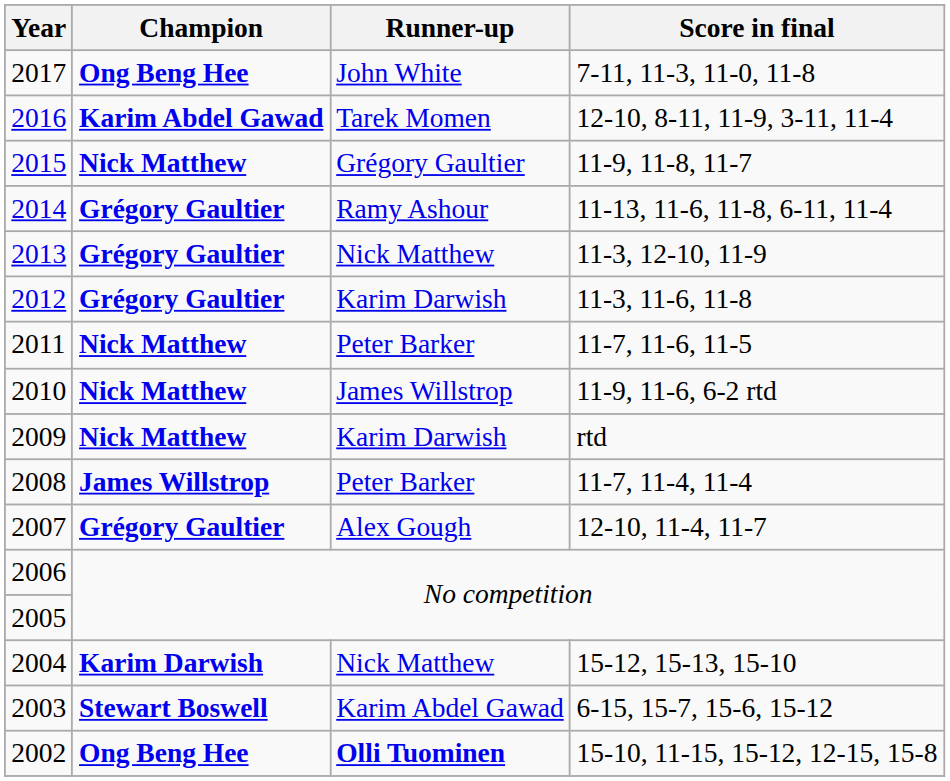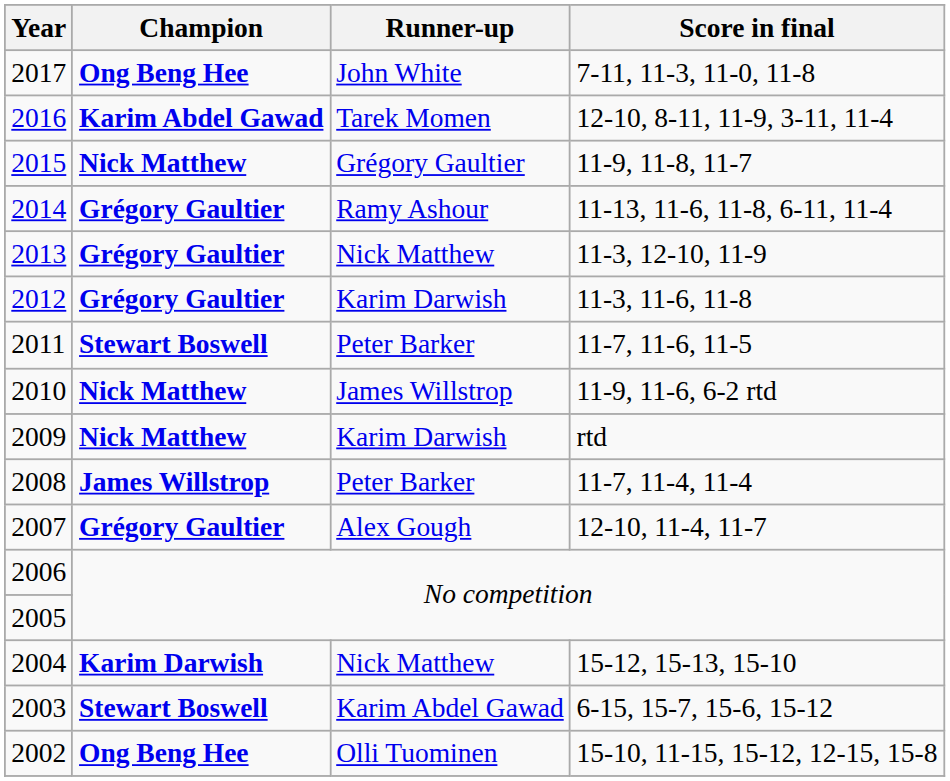(163, 344) Nick Matthew -> (173, 344) Stewart Boswell
(421, 753) bold -> (417, 753) normal
